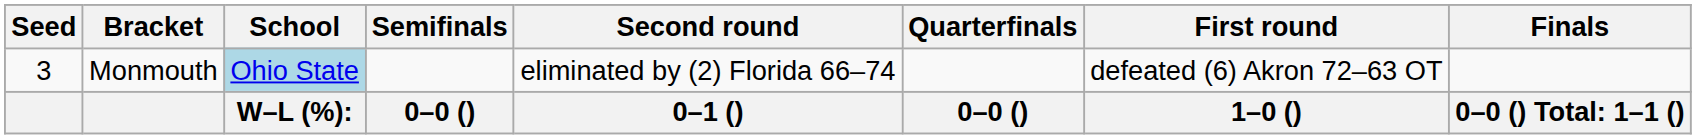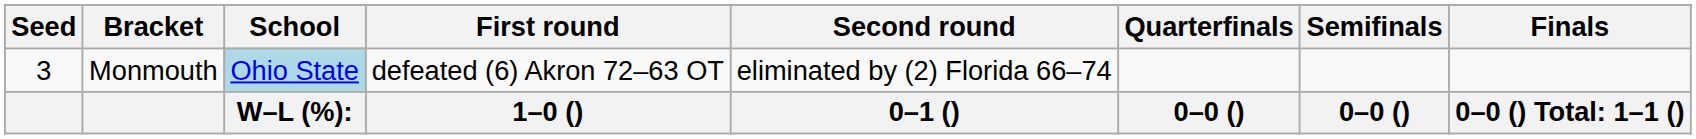columns swapped: (1266, 27) <-> (440, 27)
